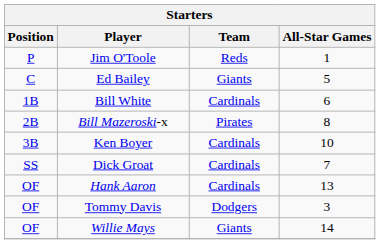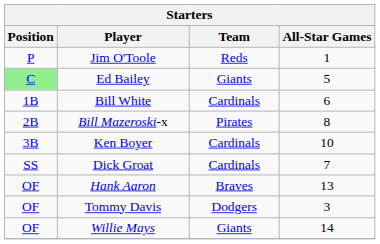(31, 79) no background -> (31, 79) lightgreen background
(234, 185) Cardinals -> (234, 185) Braves
